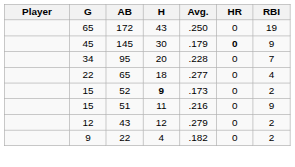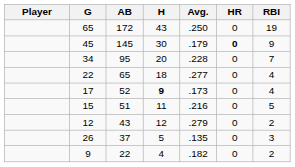(88, 91) 15 -> (88, 91) 17
(271, 91) 2 -> (271, 91) 4
(271, 106) 9 -> (271, 106) 5
+ row: (125, 138)
